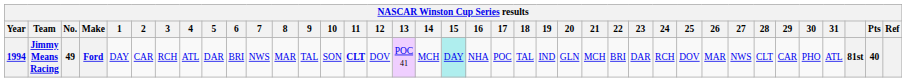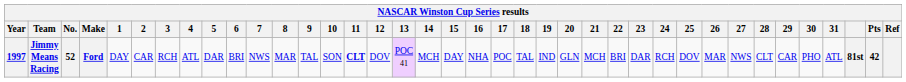(16, 57) 1994 -> (16, 57) 1997
(70, 57) 49 -> (70, 57) 52
(454, 57) paleturquoise background -> (454, 57) no background
(874, 57) 40 -> (874, 57) 42
